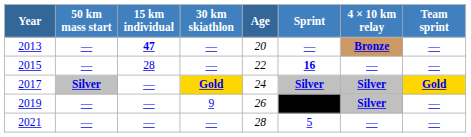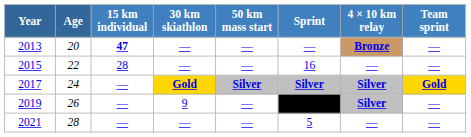columns swapped: (260, 21) <-> (87, 21)
(309, 65) bold -> (309, 65) normal
